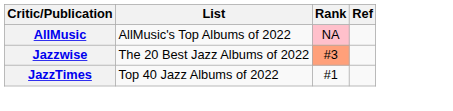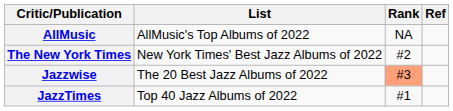(331, 34) pink background -> (404, 34) no background
+ row: (69, 55)
